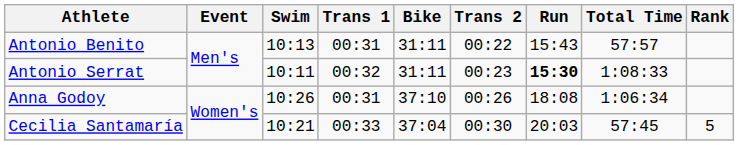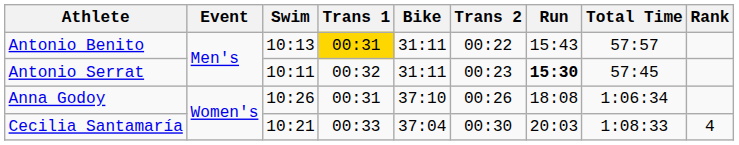(356, 45) no background -> (356, 45) gold background
(634, 72) 1:08:33 -> (634, 72) 57:45
(634, 126) 57:45 -> (634, 126) 1:08:33
(710, 126) 5 -> (710, 126) 4
